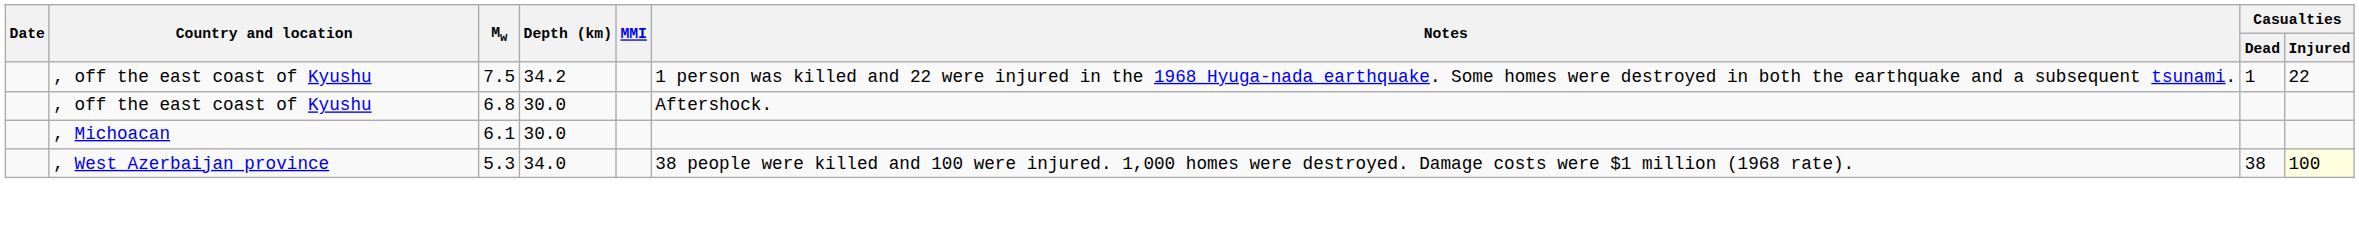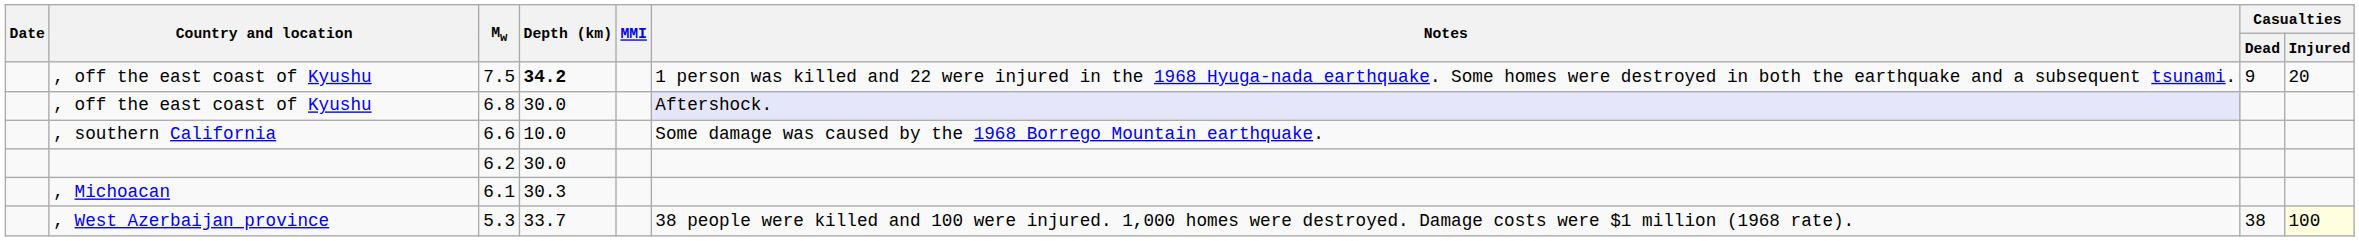(545, 77) normal -> (545, 77) bold
(2250, 77) 1 -> (2250, 77) 9
(2299, 77) 22 -> (2299, 77) 20
(714, 106) no background -> (714, 106) lavender background
+ row: (499, 134)
+ row: (499, 163)
(545, 134) 30.0 -> (545, 192) 30.3
(545, 163) 34.0 -> (545, 221) 33.7
